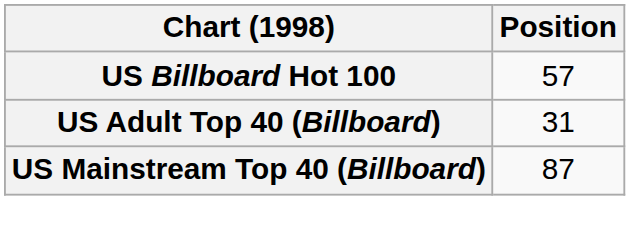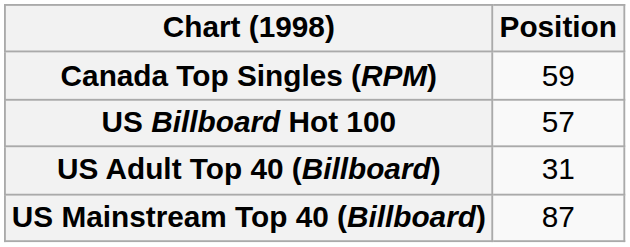+ row: (249, 75)
